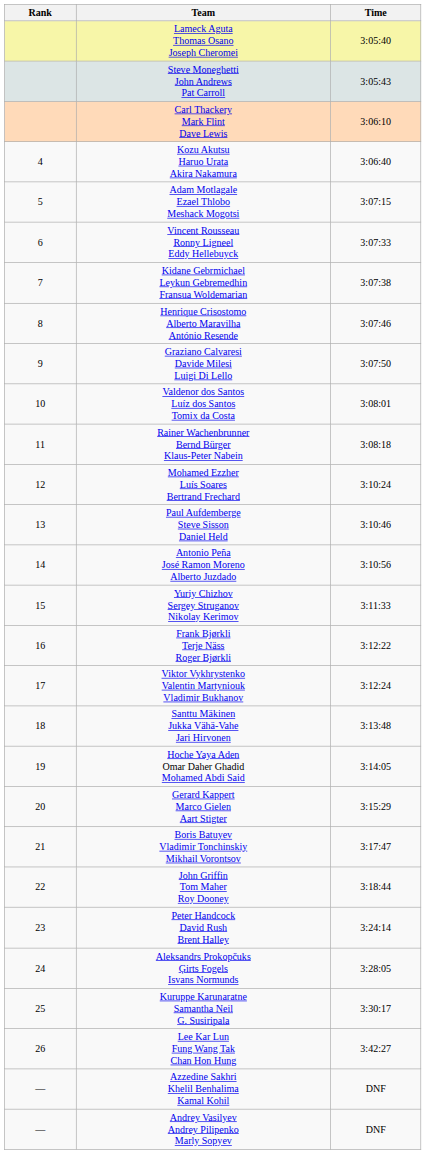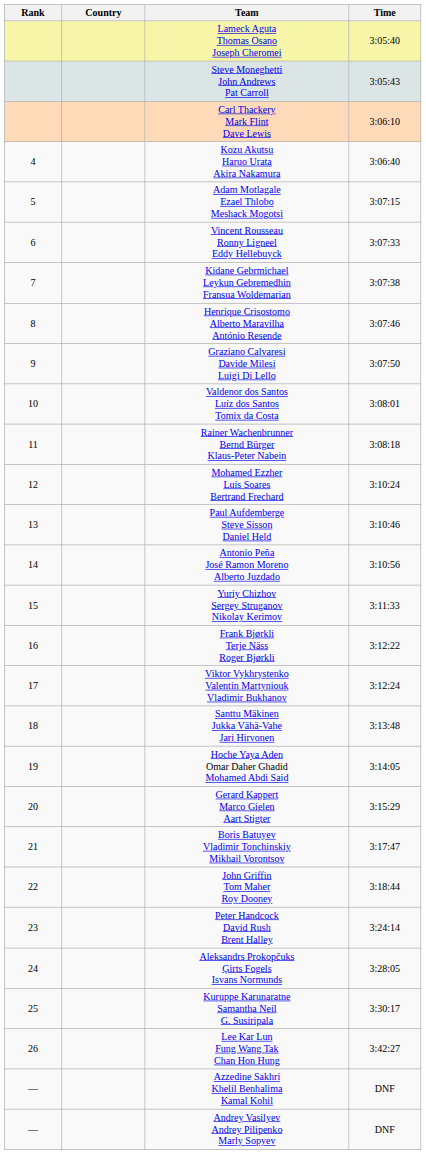+ column: (103, 12)
